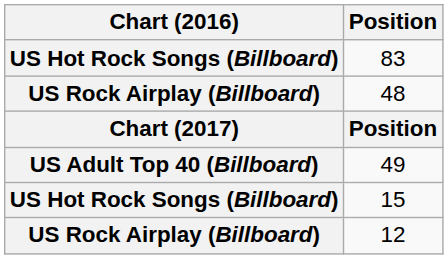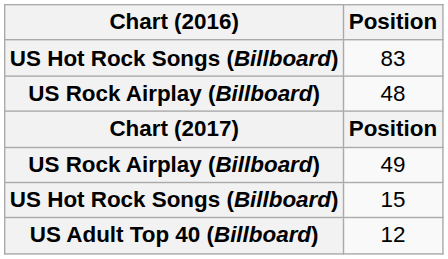(174, 164) US Adult Top 40 (Billboard) -> (174, 164) US Rock Airplay (Billboard)
(174, 235) US Rock Airplay (Billboard) -> (174, 235) US Adult Top 40 (Billboard)
